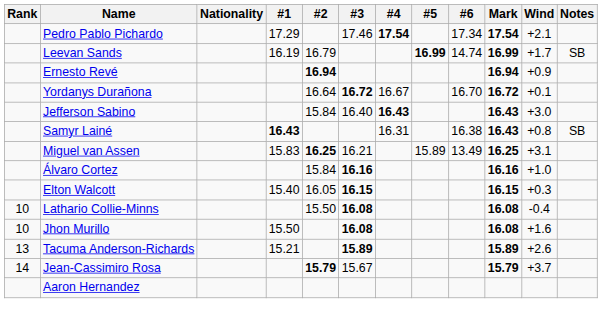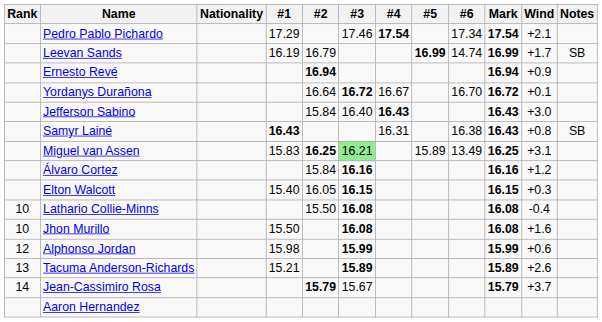(357, 151) no background -> (357, 151) lightgreen background
(539, 170) +1.0 -> (539, 170) +1.2
+ row: (89, 248)
